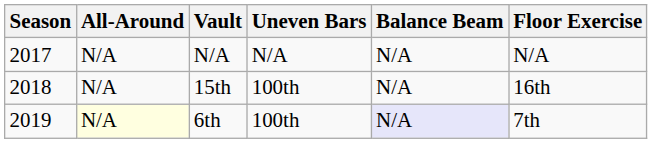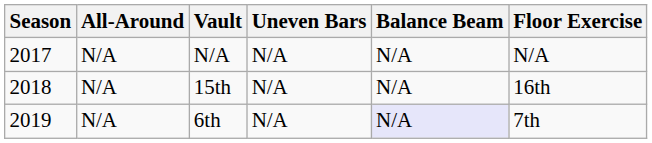(276, 87) 100th -> (270, 87) N/A
(99, 120) lightyellow background -> (99, 120) no background
(276, 120) 100th -> (270, 120) N/A
